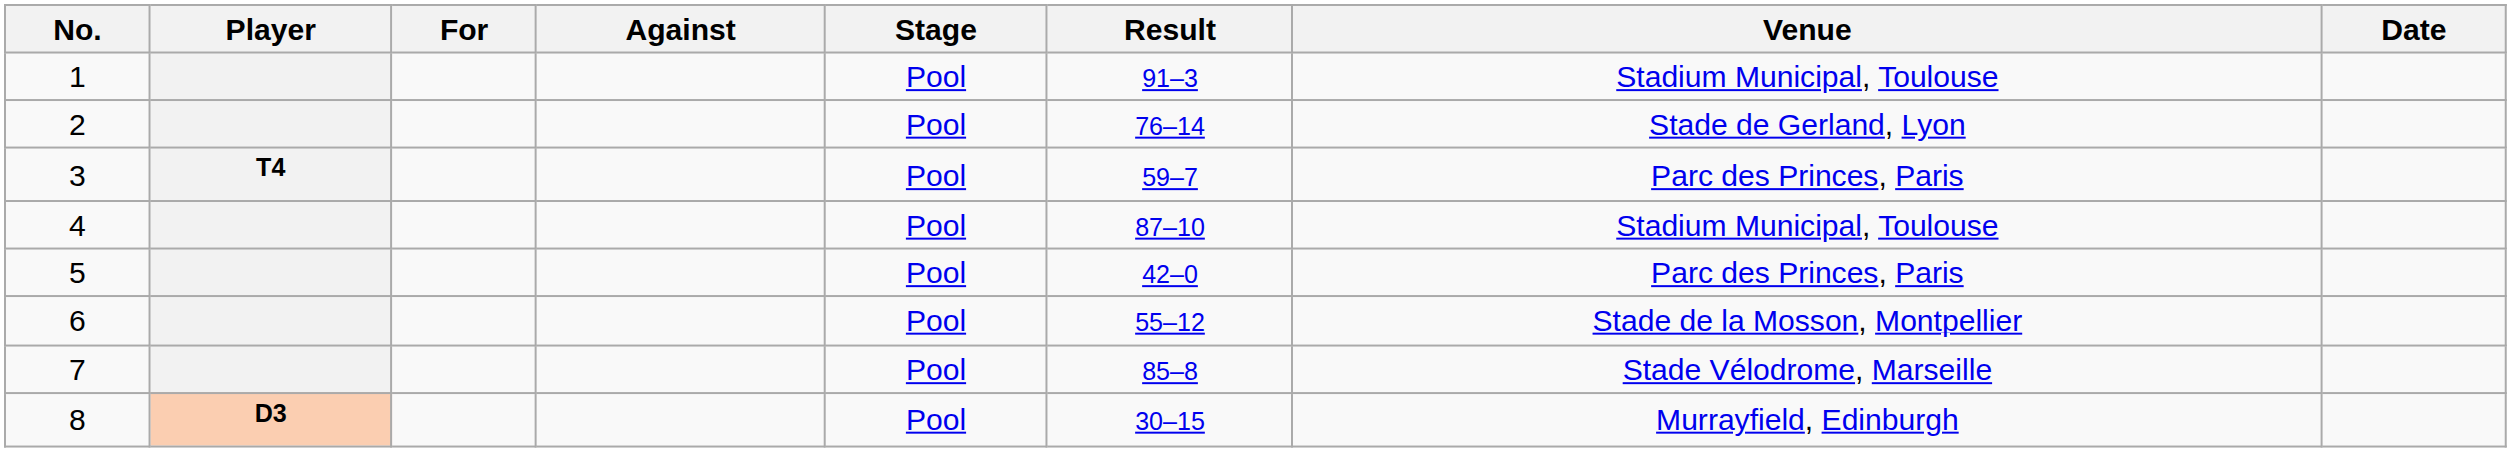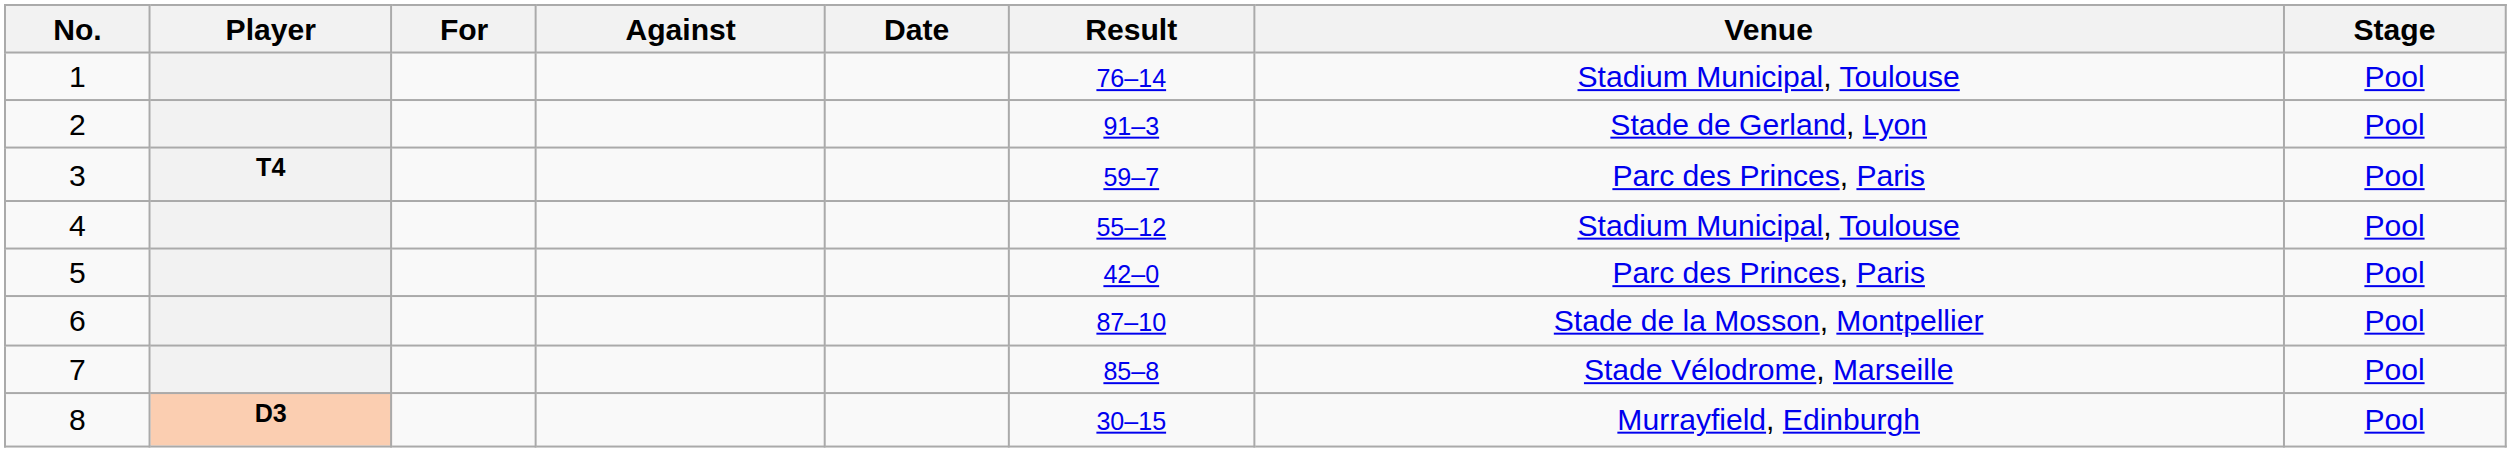columns swapped: (936, 29) <-> (2414, 29)
(1170, 80) 91–3 -> (1131, 80) 76–14
(1170, 127) 76–14 -> (1131, 127) 91–3
(1170, 229) 87–10 -> (1131, 229) 55–12
(1170, 324) 55–12 -> (1131, 324) 87–10
